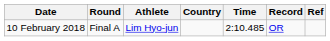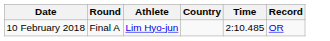- column: (315, 12)
